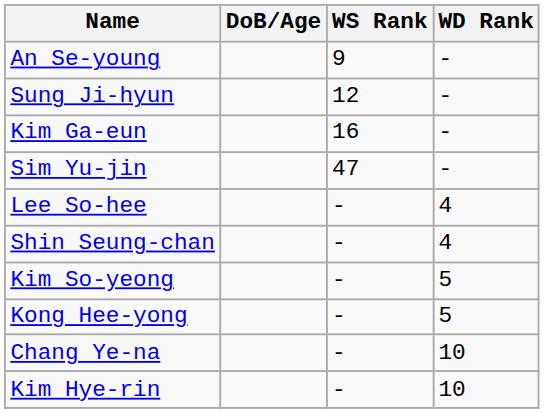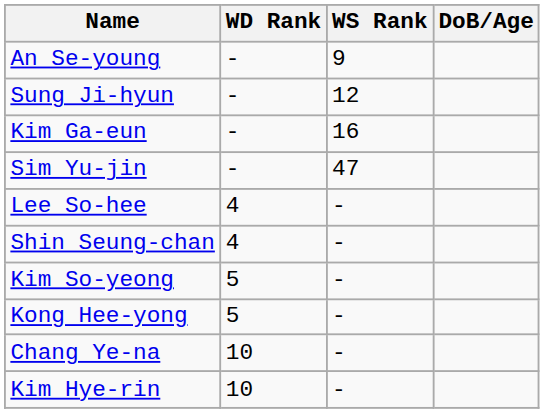columns swapped: (273, 24) <-> (486, 24)
